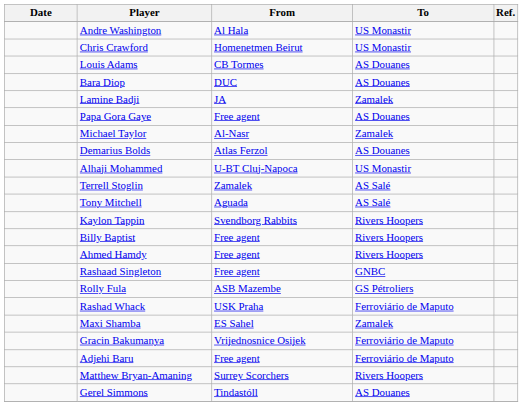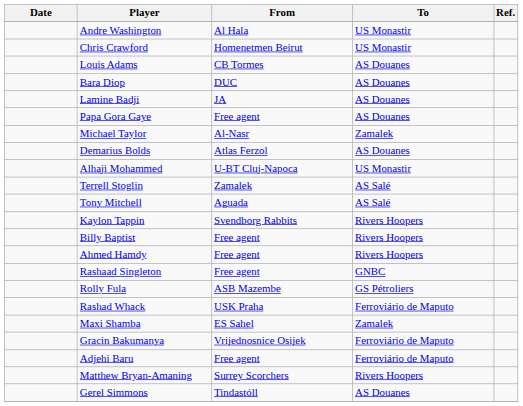(374, 99) Zamalek -> (382, 99) AS Douanes
